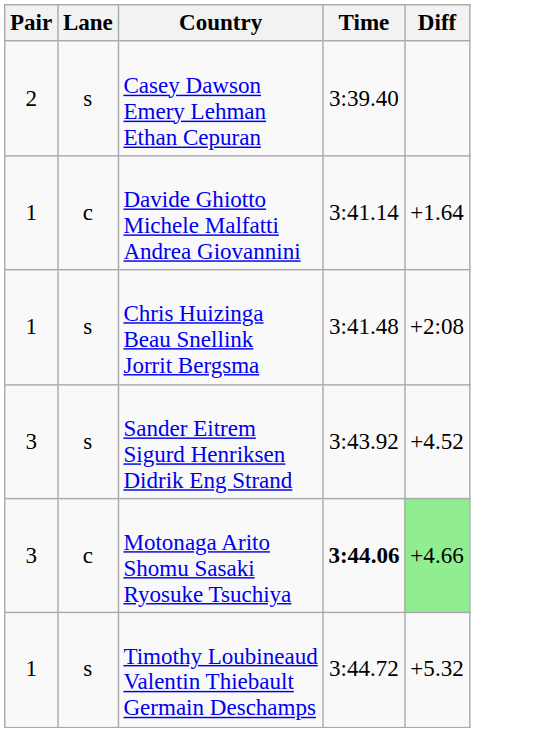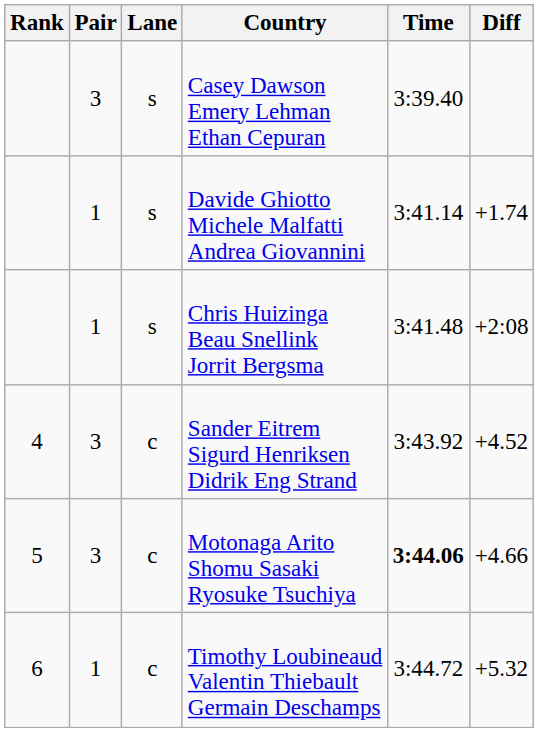+ column: (37, 22)
(31, 98) 2 -> (96, 98) 3
(88, 212) c -> (152, 212) s
(437, 212) +1.64 -> (501, 212) +1.74
(88, 441) s -> (152, 441) c
(437, 555) lightgreen background -> (501, 555) no background
(88, 669) s -> (152, 669) c
